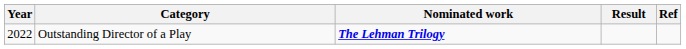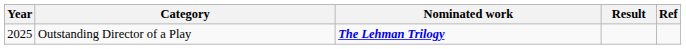(20, 34) 2022 -> (20, 34) 2025
